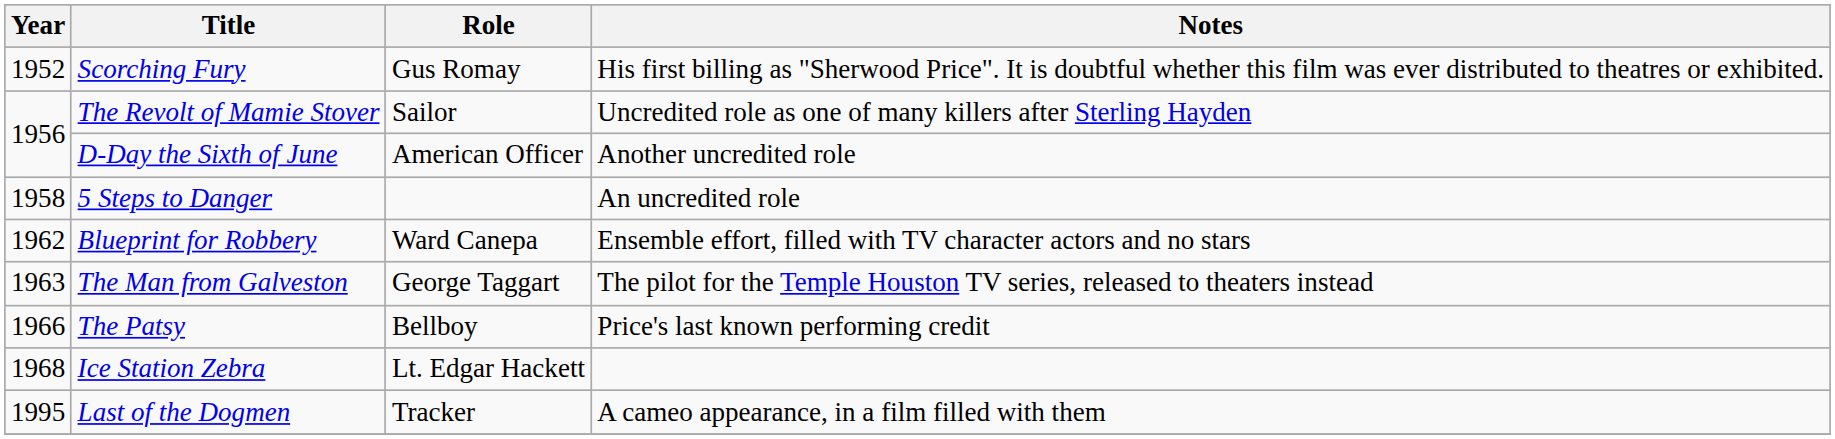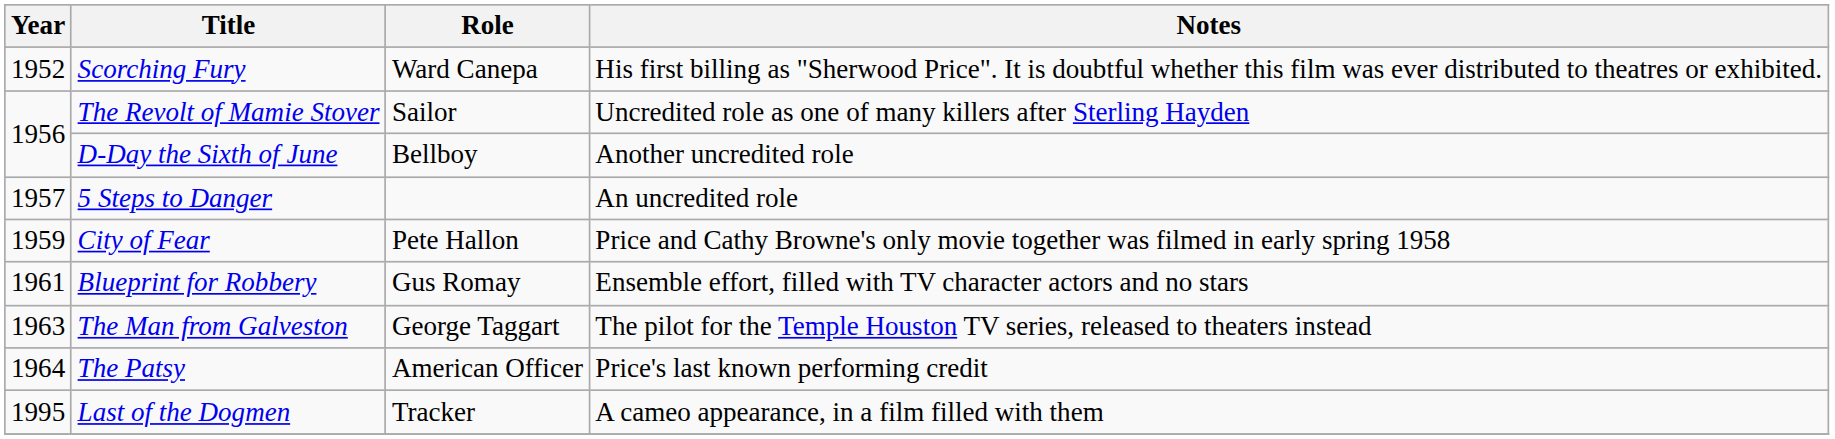(456, 68) Gus Romay -> (465, 68) Ward Canepa
(487, 154) American Officer -> (435, 154) Bellboy
(38, 197) 1958 -> (38, 197) 1957
+ row: (144, 240)
(38, 240) 1962 -> (38, 283) 1961
(465, 240) Ward Canepa -> (456, 283) Gus Romay
(38, 326) 1966 -> (38, 369) 1964
(435, 326) Bellboy -> (487, 369) American Officer
- row: (171, 369)
